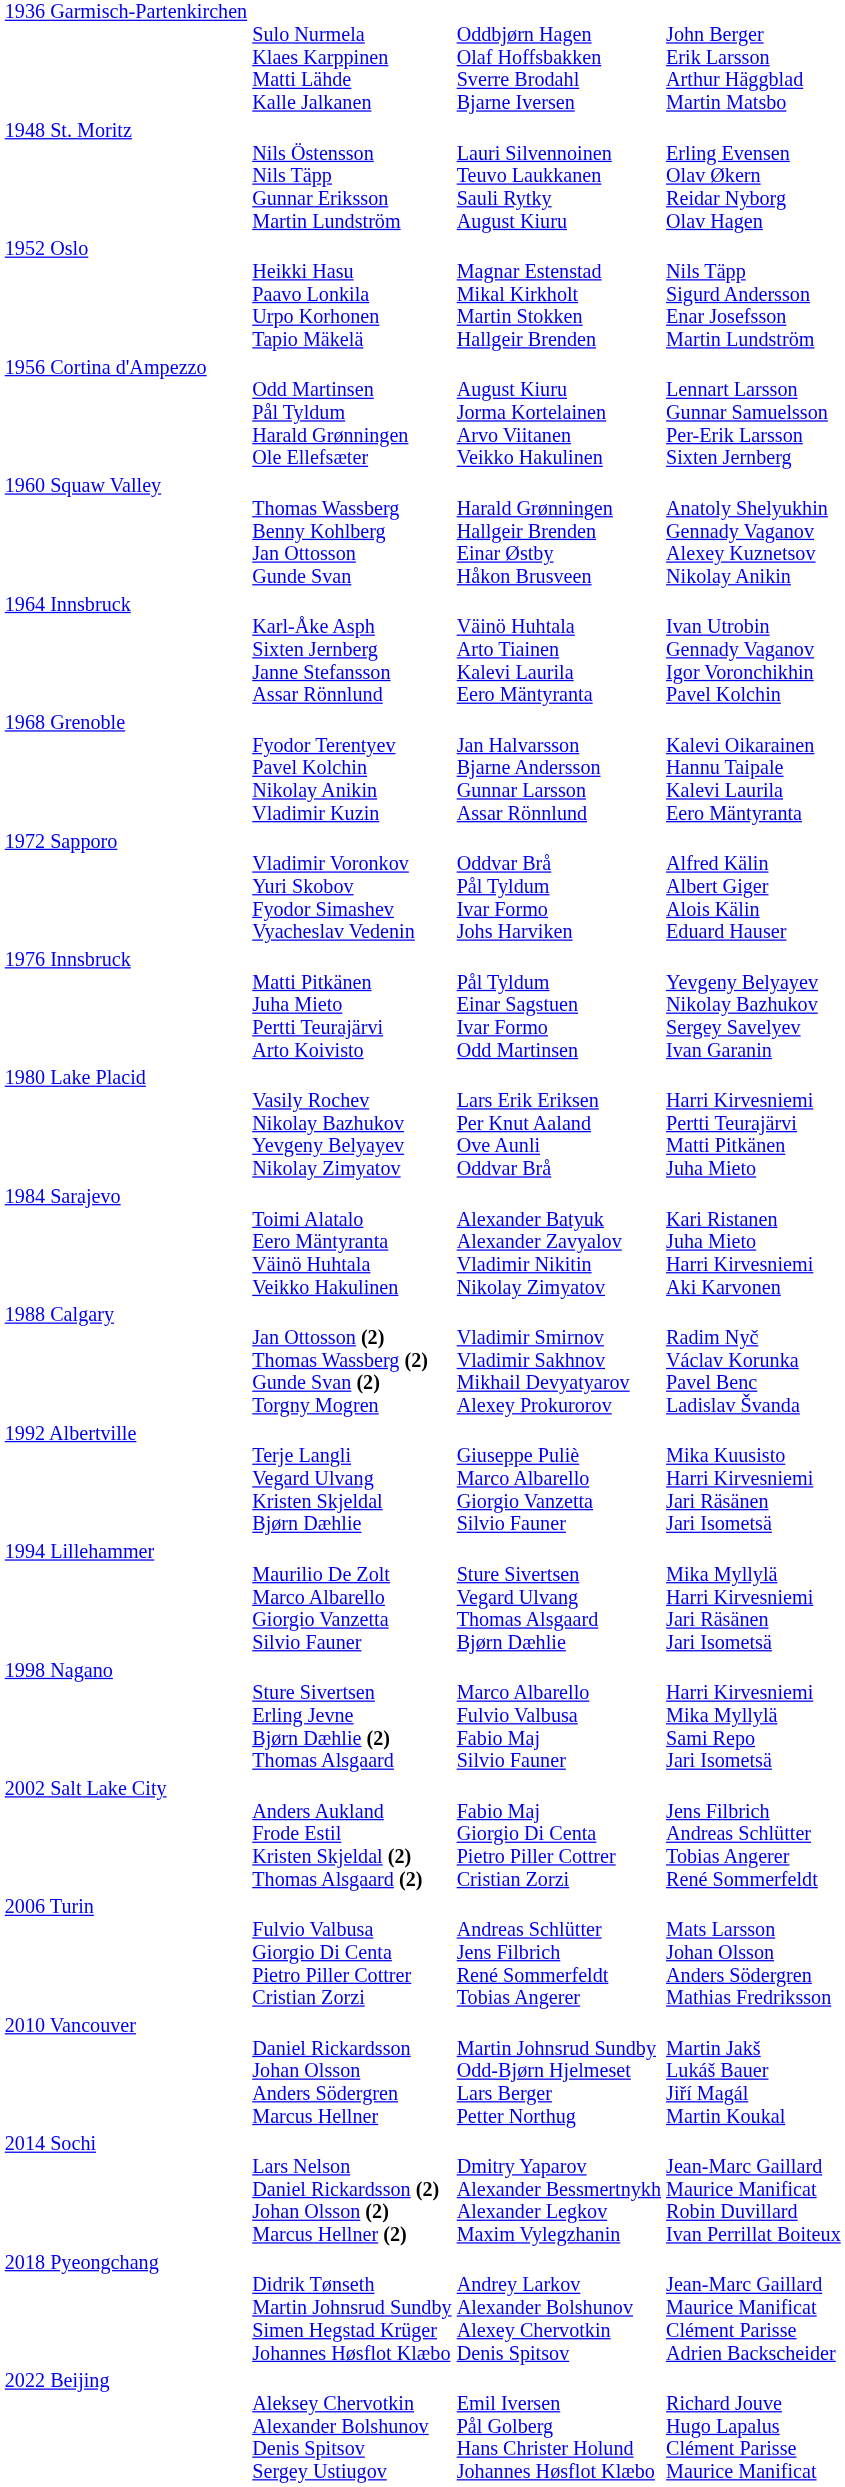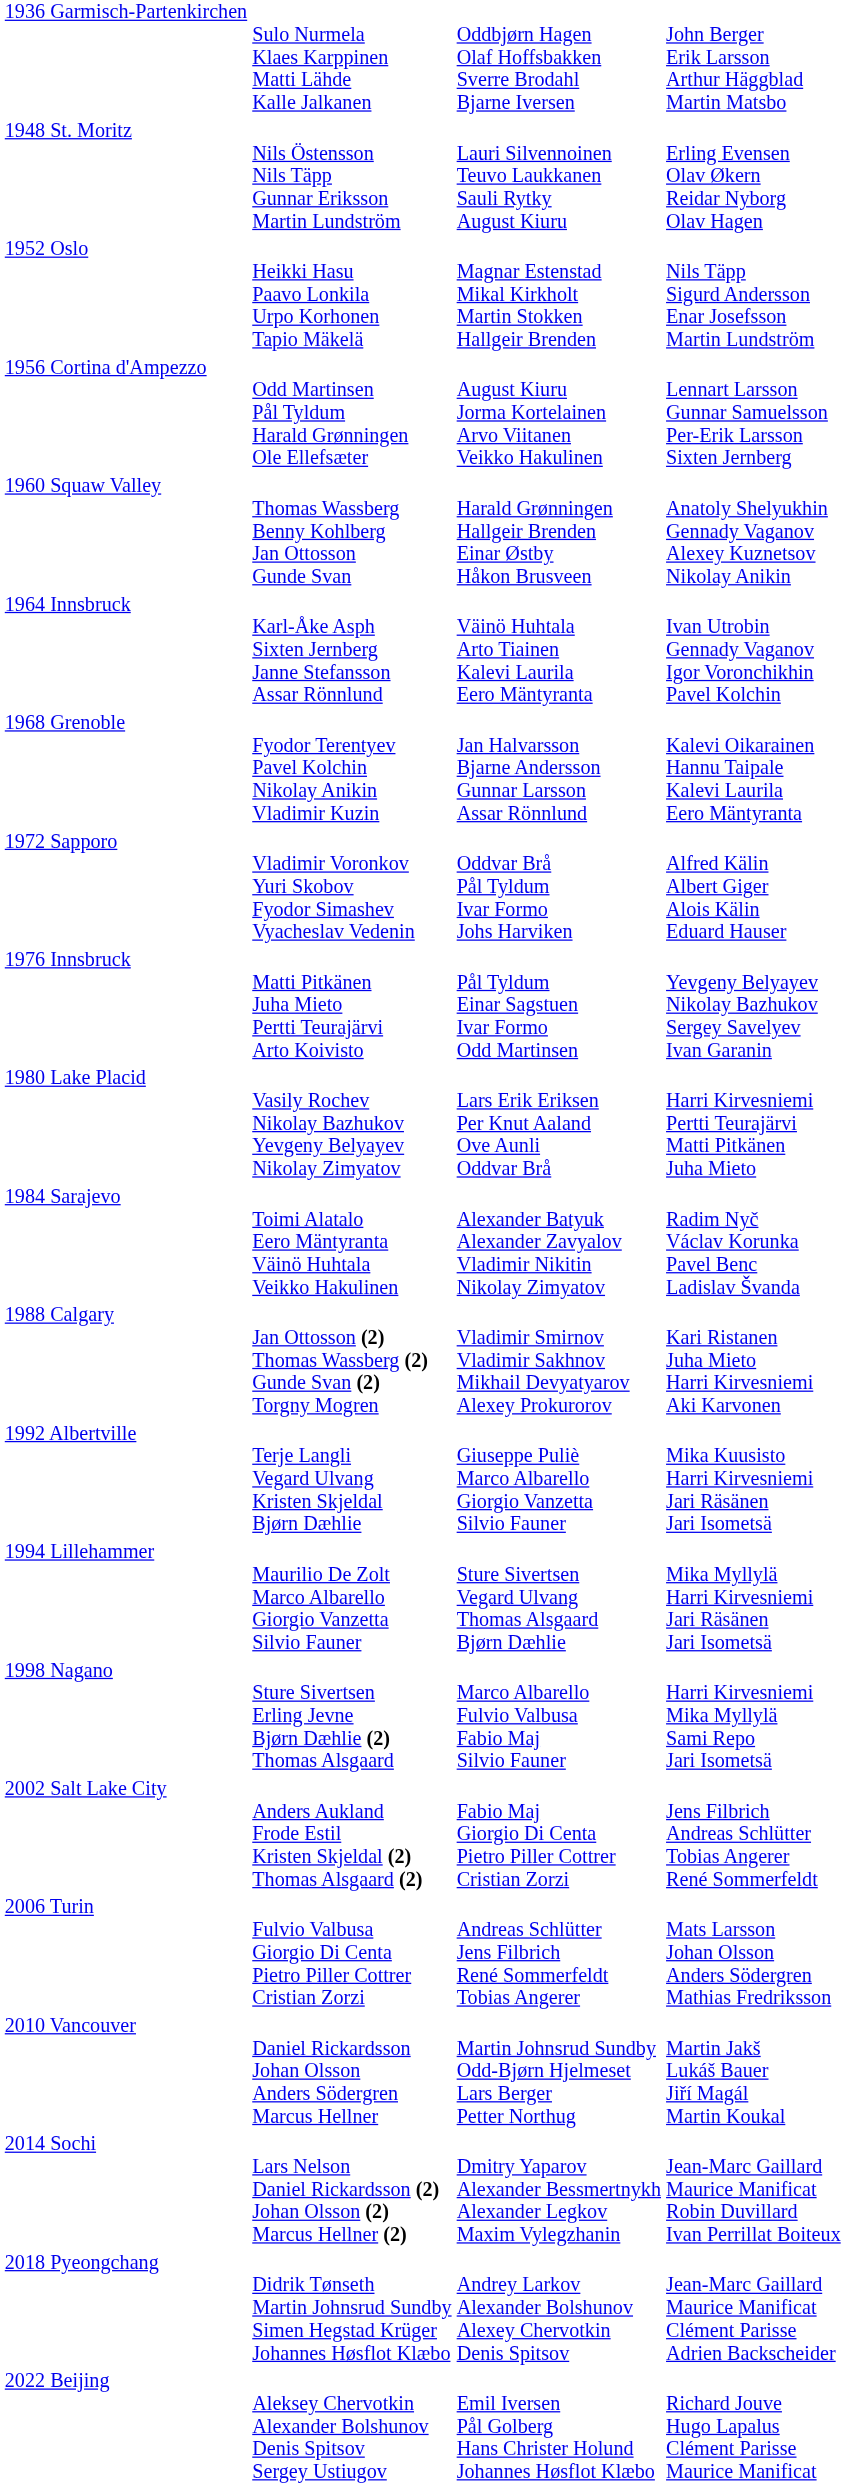(740, 1253) Kari Ristanen Juha Mieto Harri Kirvesniemi Aki Karvonen -> (733, 1253) Radim Nyč Václav Korunka Pavel Benc Ladislav Švanda
(733, 1371) Radim Nyč Václav Korunka Pavel Benc Ladislav Švanda -> (740, 1371) Kari Ristanen Juha Mieto Harri Kirvesniemi Aki Karvonen
